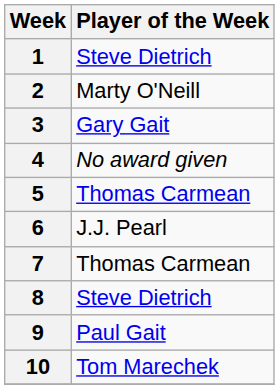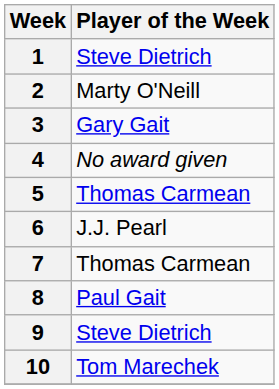(144, 297) Steve Dietrich -> (121, 297) Paul Gait
(121, 332) Paul Gait -> (144, 332) Steve Dietrich
